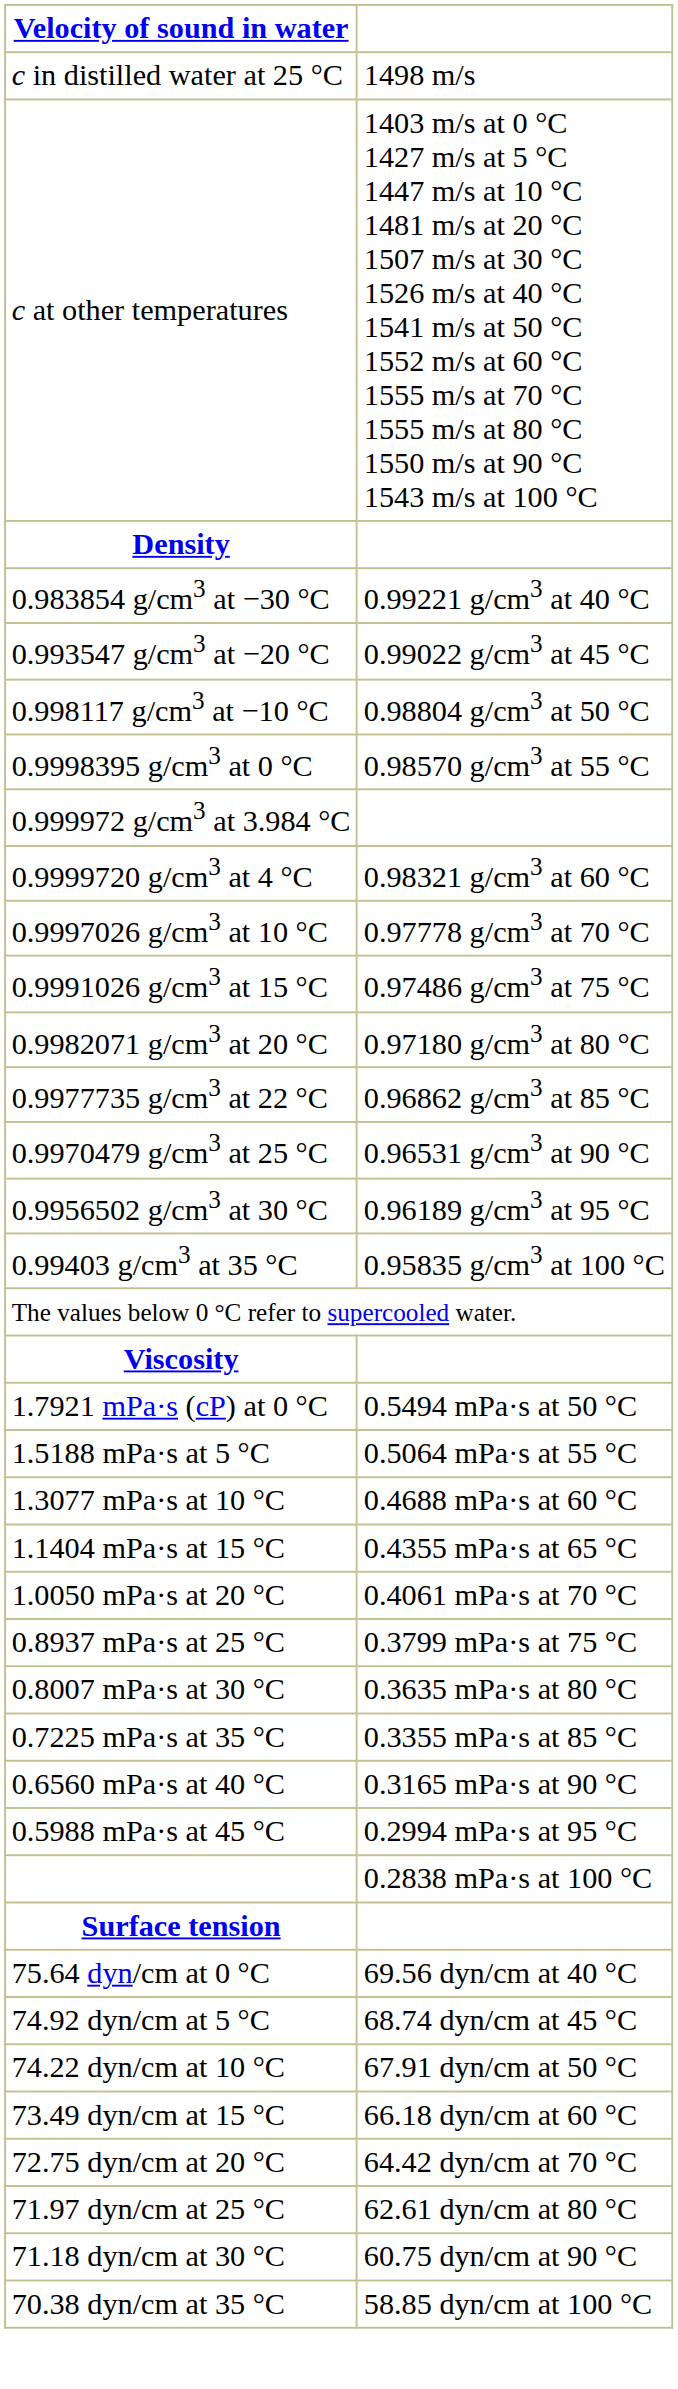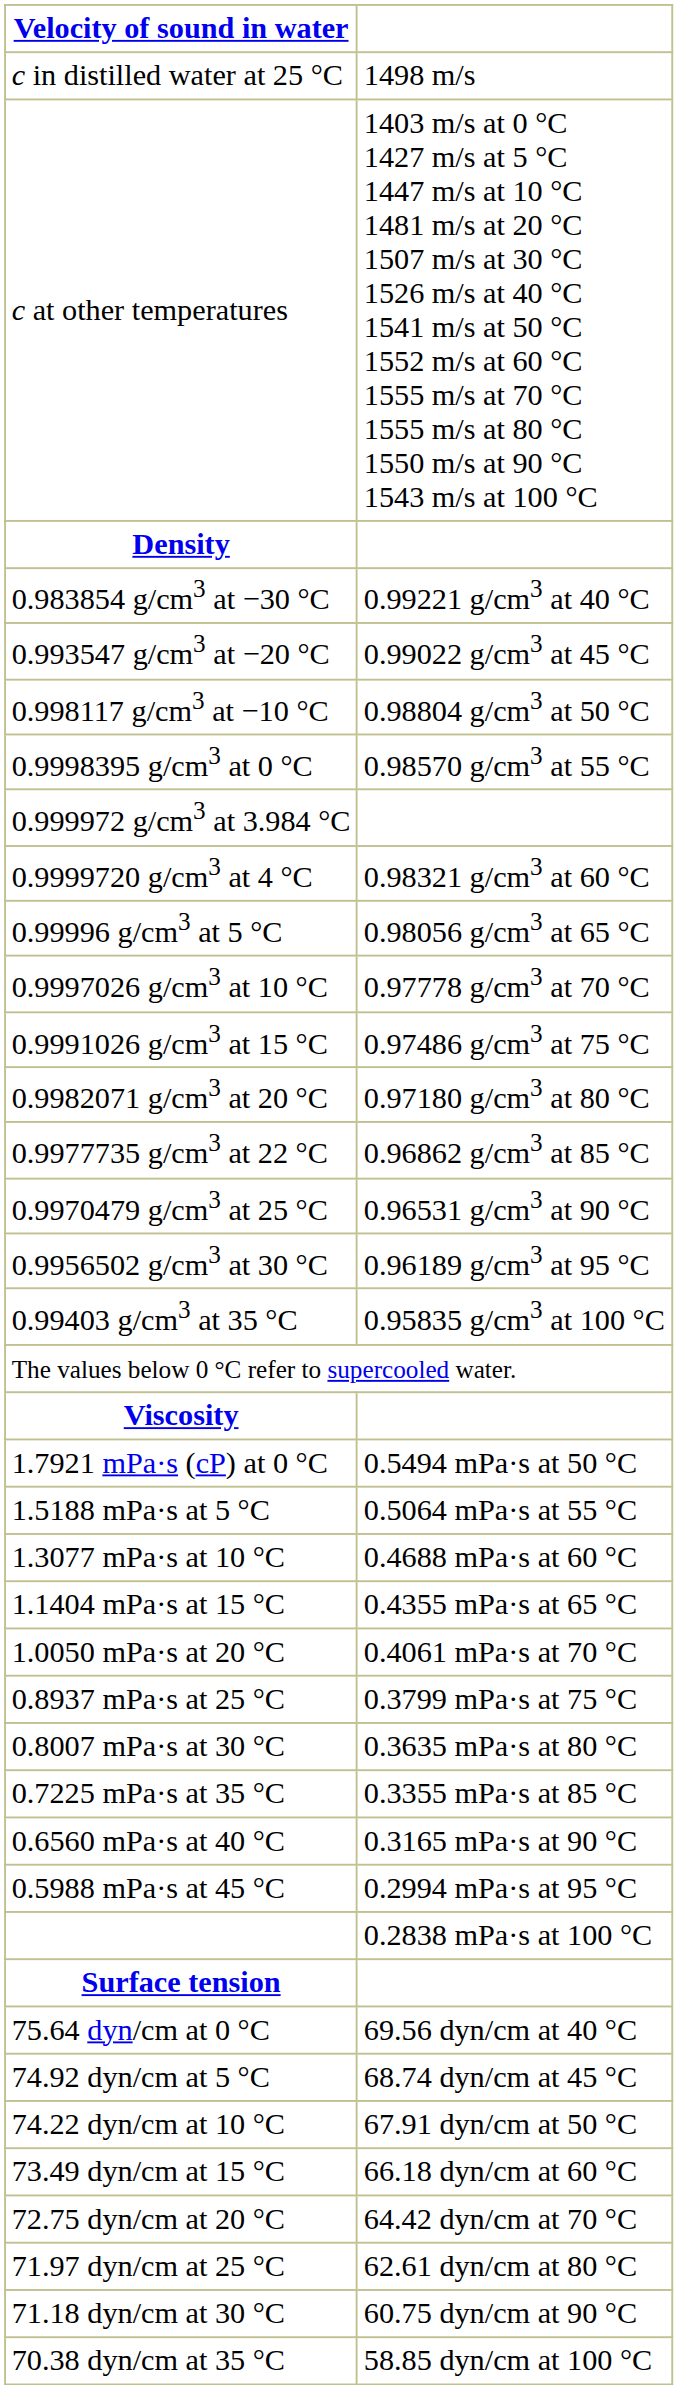+ row: (147, 928)
